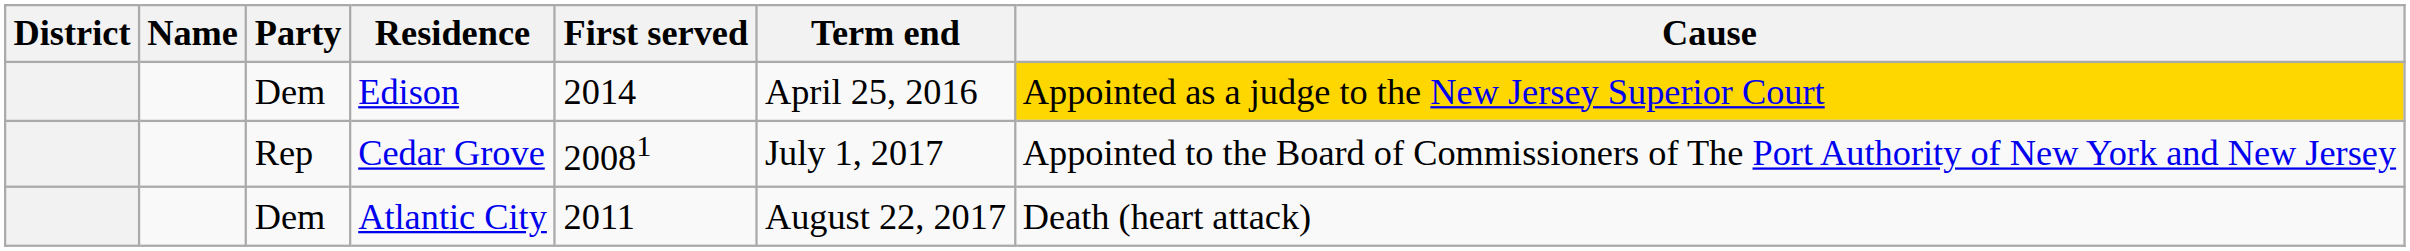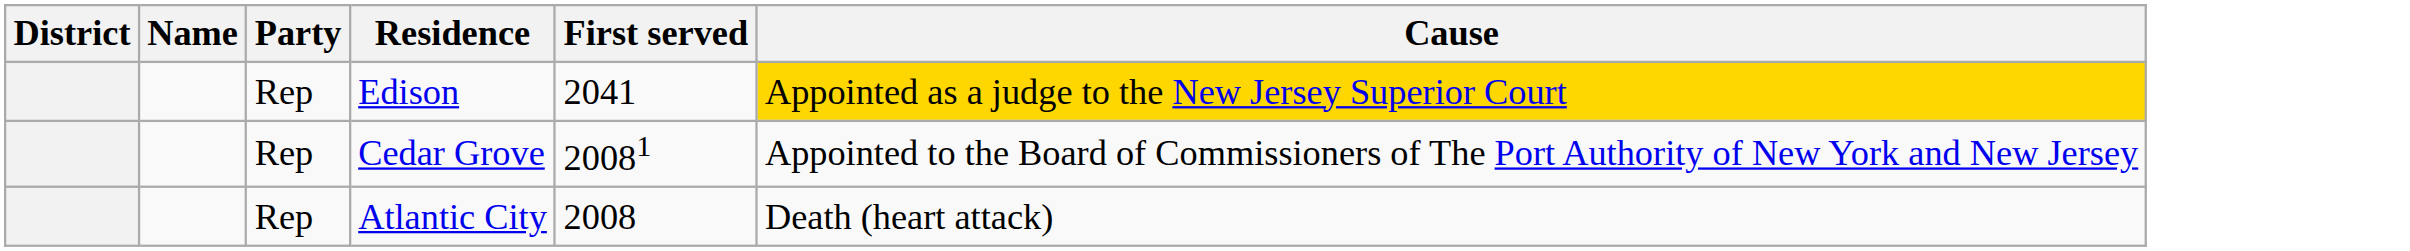- column: (885, 33)
(290, 90) Dem -> (284, 90) Rep
(600, 90) 2014 -> (600, 90) 2041
(290, 215) Dem -> (284, 215) Rep
(599, 215) 2011 -> (600, 215) 2008
